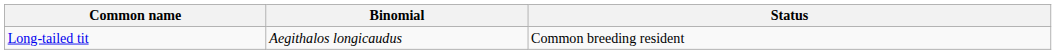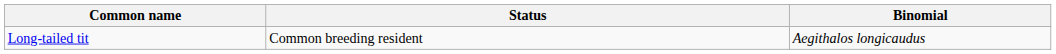columns swapped: (397, 15) <-> (789, 15)
